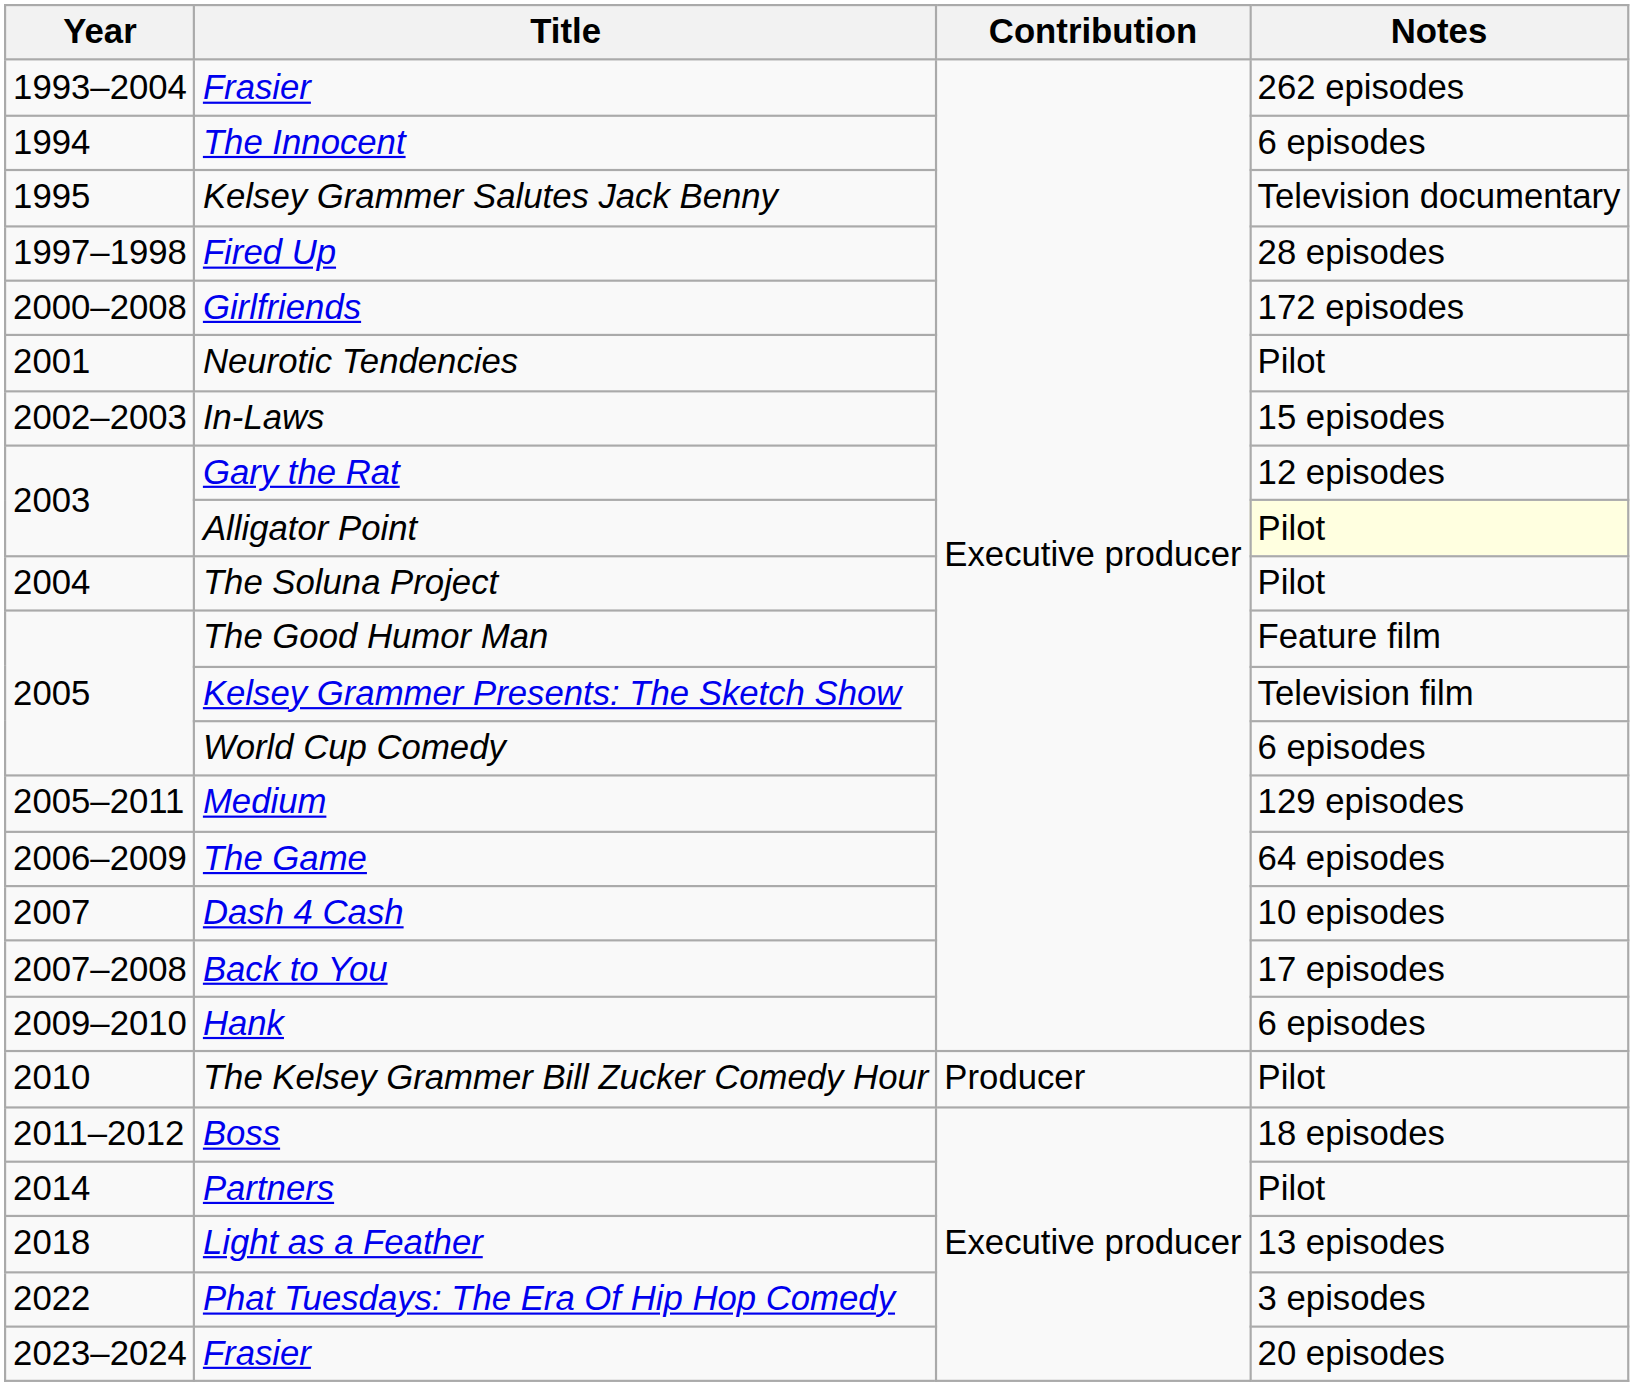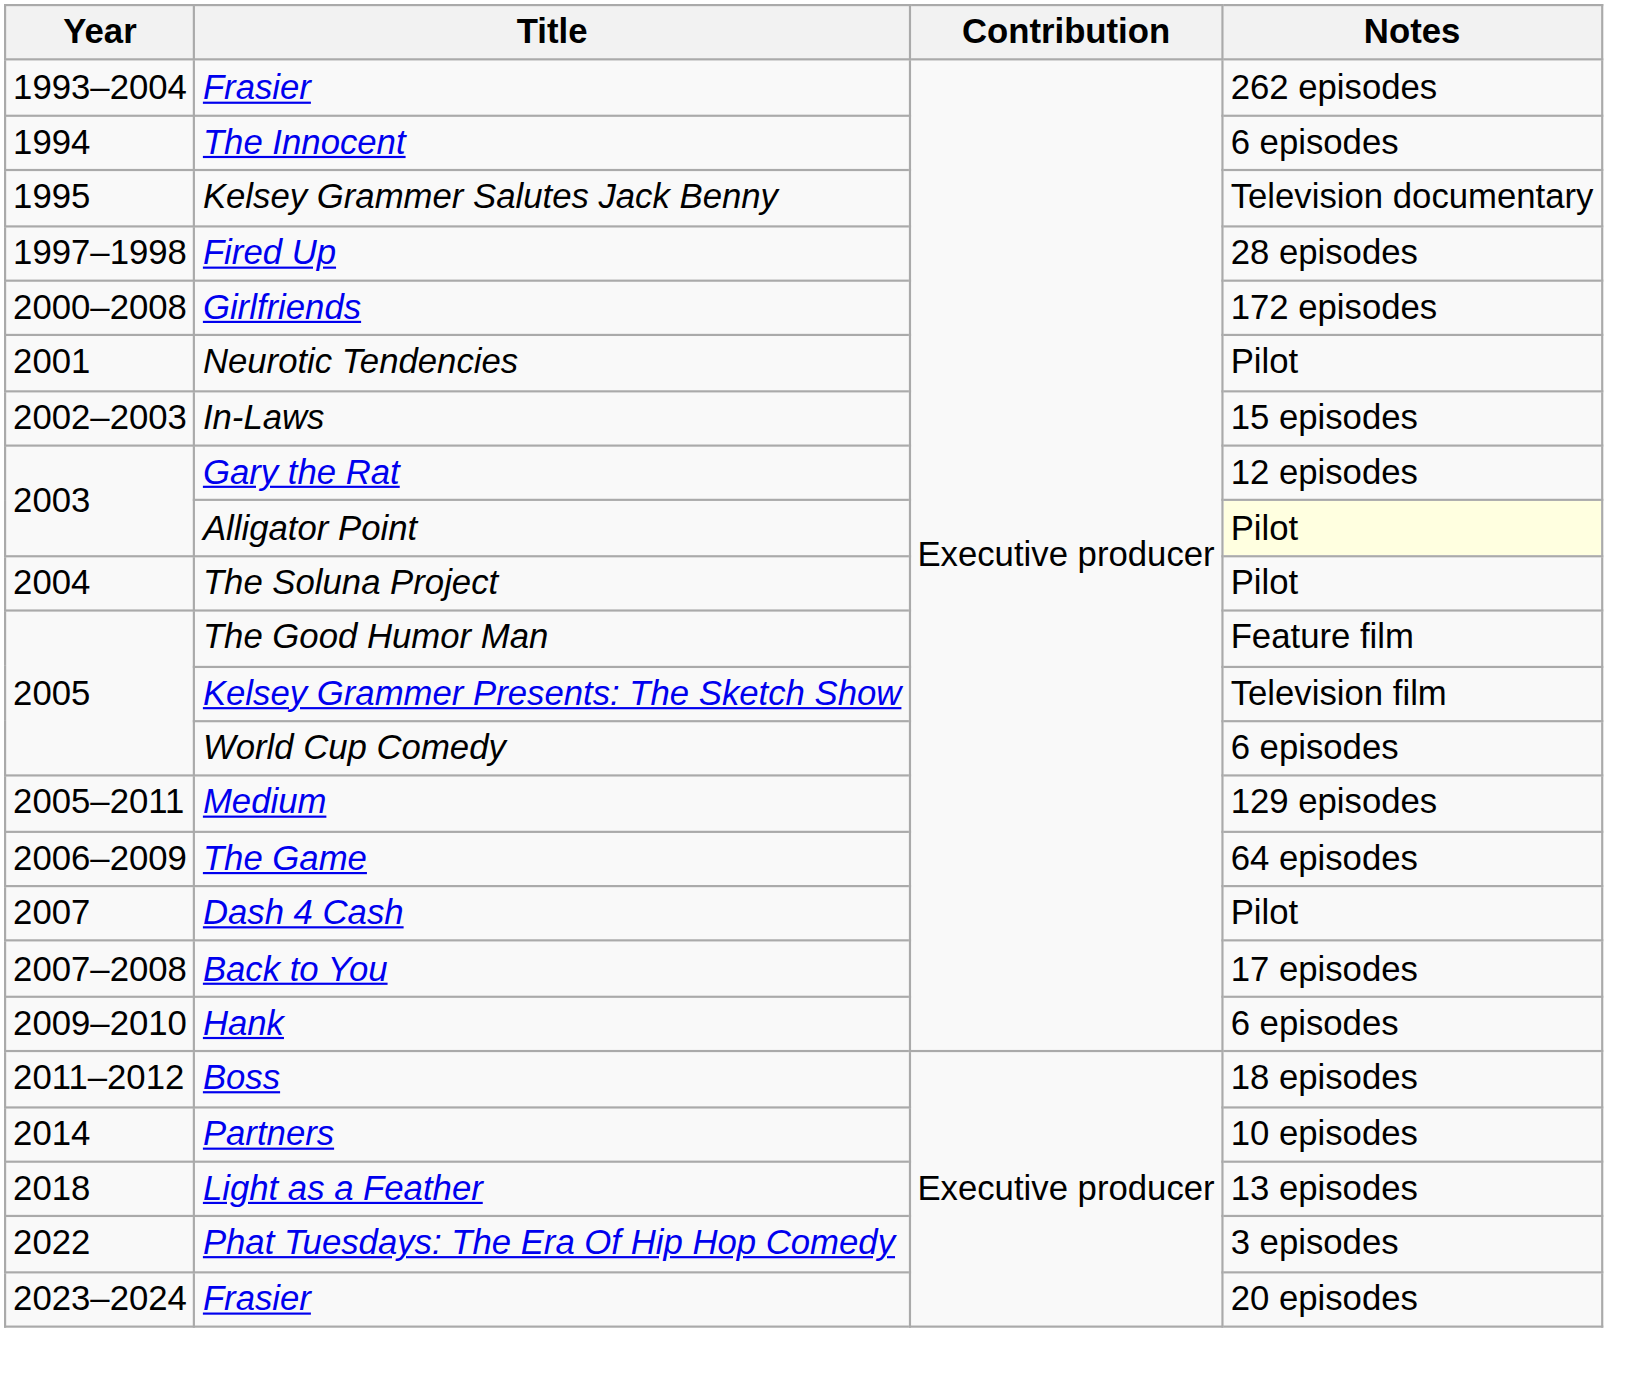(1351, 913) 10 episodes -> (1264, 913) Pilot
- row: (52, 1078)
(1291, 1188) Pilot -> (1324, 1133) 10 episodes
